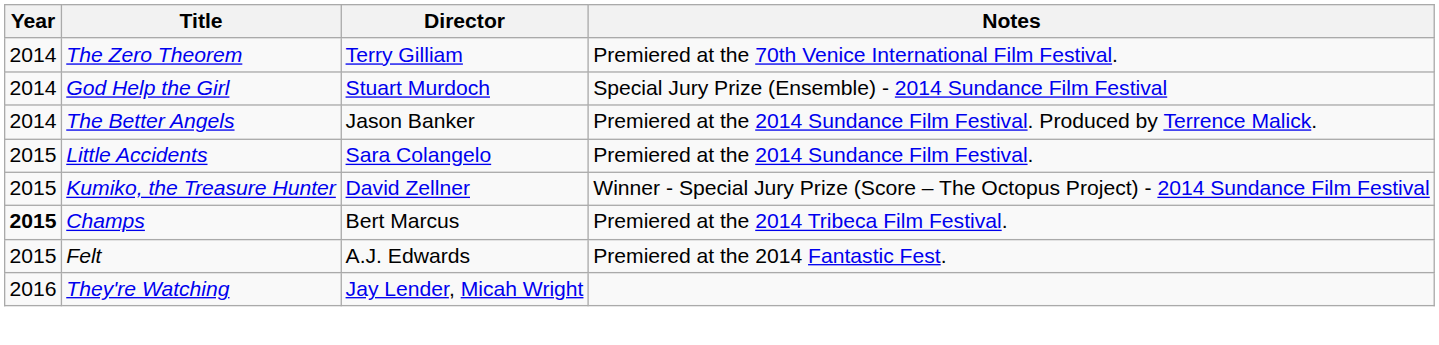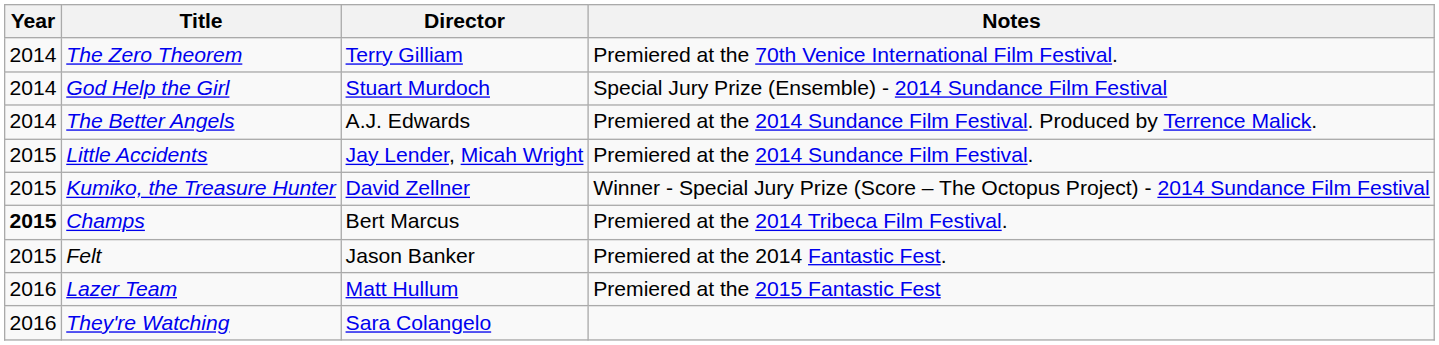(410, 121) Jason Banker -> (408, 121) A.J. Edwards
(418, 155) Sara Colangelo -> (465, 155) Jay Lender, Micah Wright
(408, 255) A.J. Edwards -> (410, 255) Jason Banker
+ row: (122, 289)
(465, 289) Jay Lender, Micah Wright -> (418, 322) Sara Colangelo
